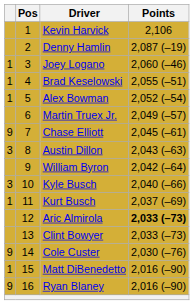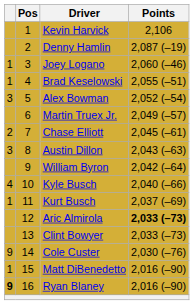(10, 99) 1 -> (10, 99) 3
(10, 133) 9 -> (10, 133) 2
(10, 184) 3 -> (10, 184) 4
(10, 286) normal -> (10, 286) bold
